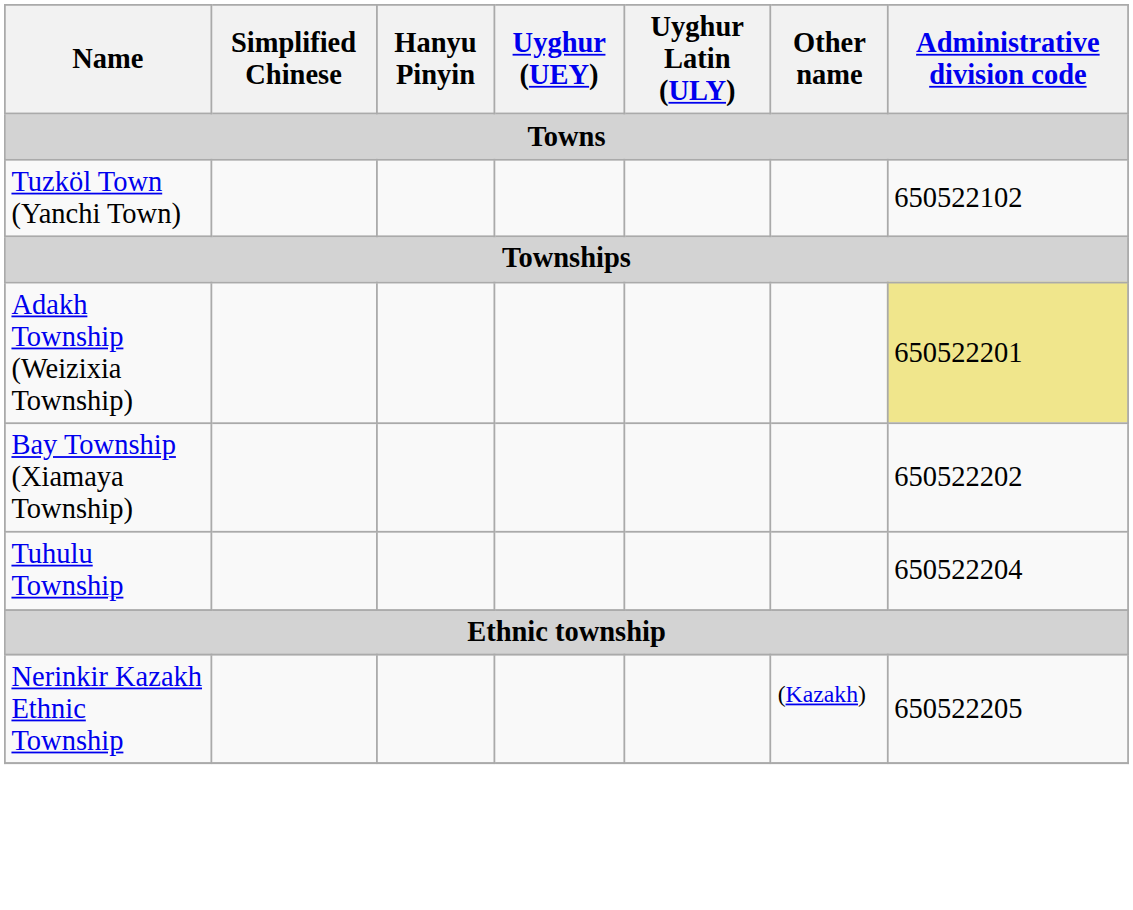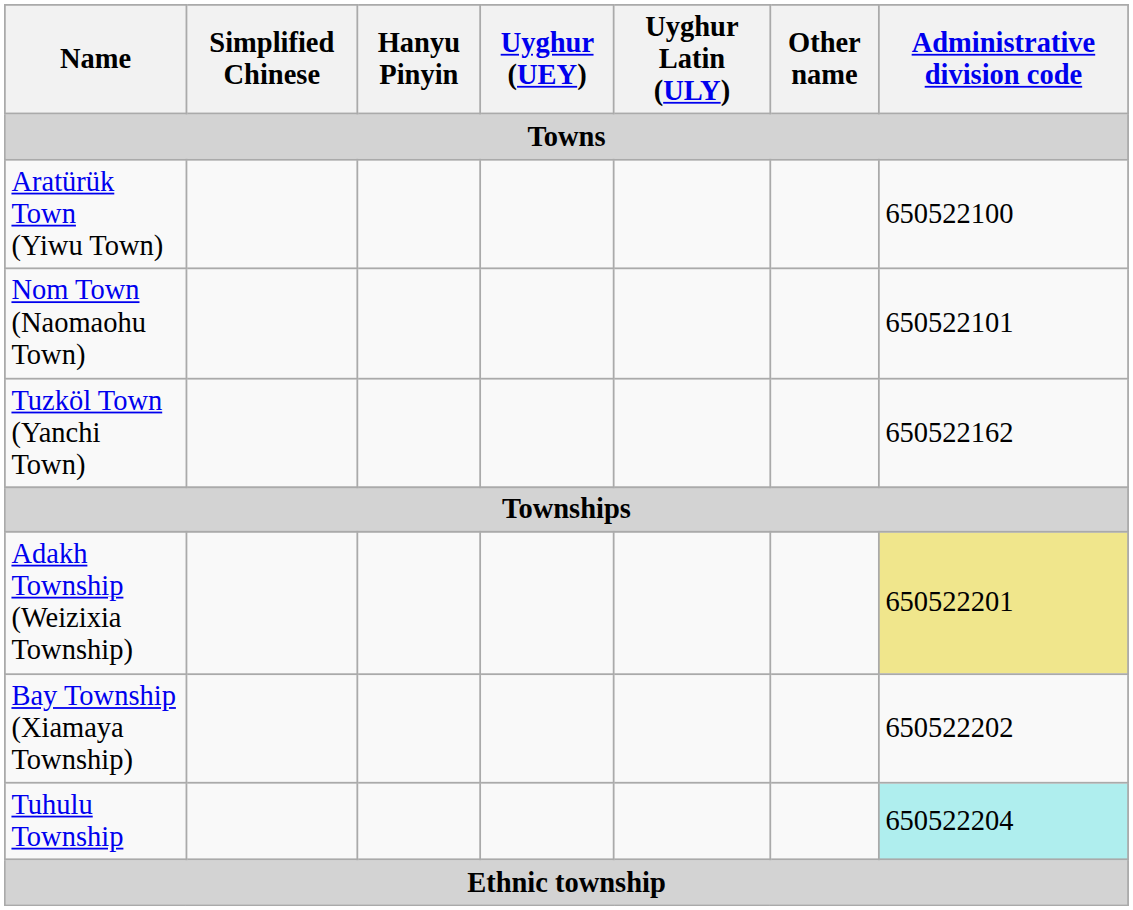+ row: (87, 213)
+ row: (79, 322)
(958, 197) 650522102 -> (949, 432) 650522162
(958, 570) no background -> (949, 820) paleturquoise background
- row: (107, 708)
